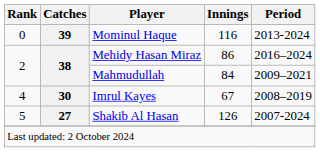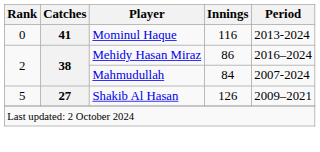(65, 34) 39 -> (65, 34) 41
(283, 75) 2009–2021 -> (282, 75) 2007-2024
- row: (124, 95)
(282, 116) 2007-2024 -> (283, 95) 2009–2021
